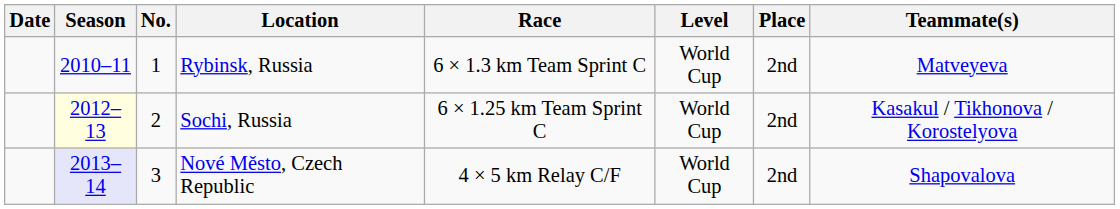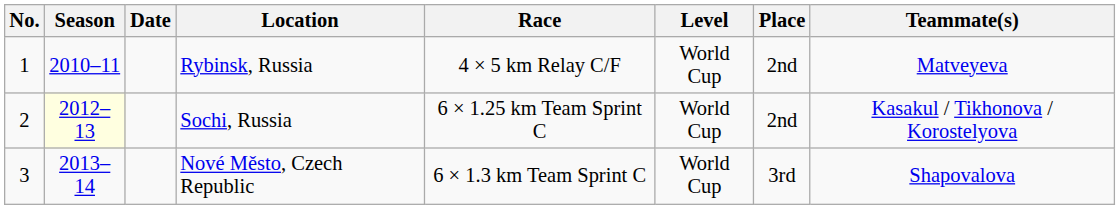columns swapped: (156, 20) <-> (30, 20)
(540, 64) 6 × 1.3 km Team Sprint C -> (540, 64) 4 × 5 km Relay C/F
(96, 175) lavender background -> (85, 175) no background
(540, 175) 4 × 5 km Relay C/F -> (540, 175) 6 × 1.3 km Team Sprint C
(782, 175) 2nd -> (782, 175) 3rd
